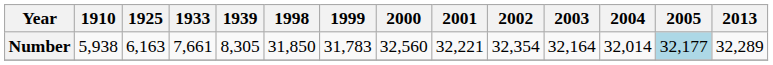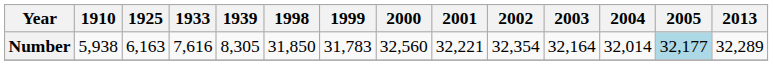(193, 45) 7,661 -> (193, 45) 7,616
